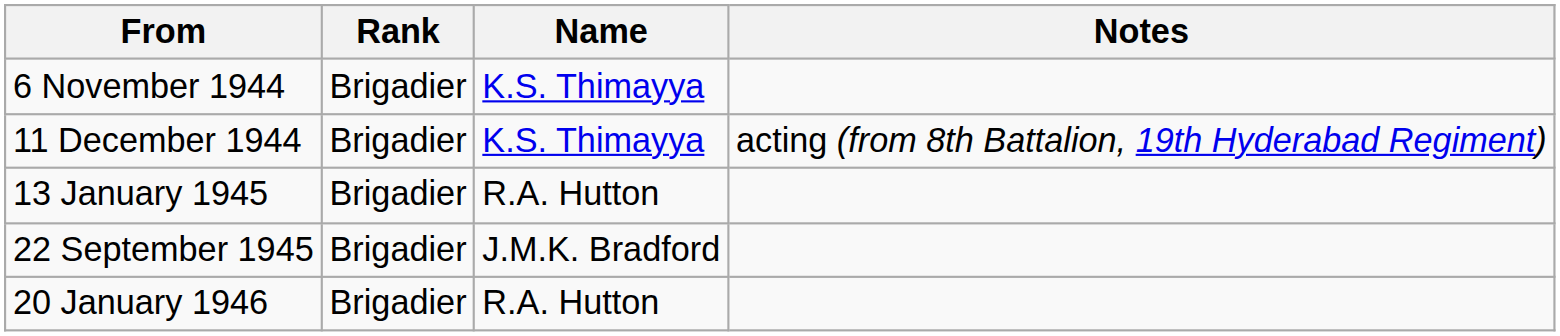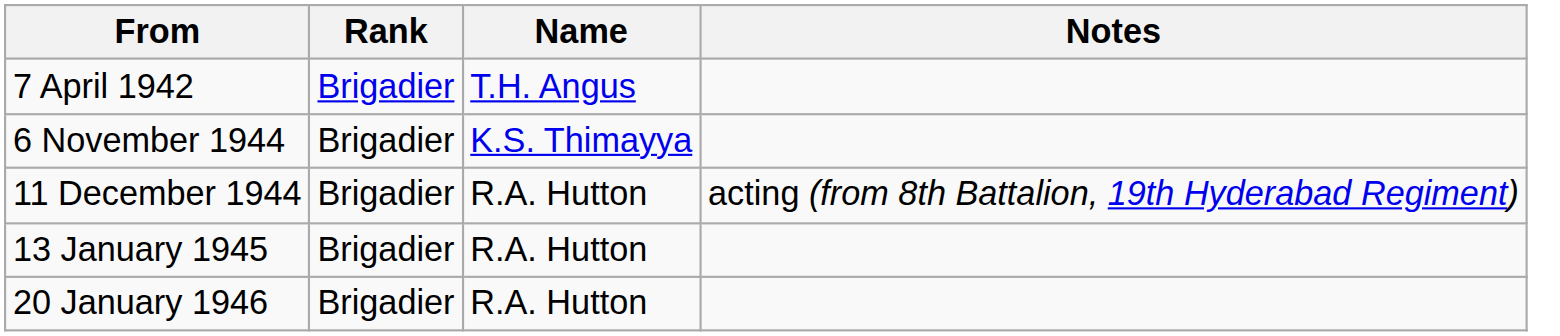+ row: (103, 85)
(593, 140) K.S. Thimayya -> (559, 194) R.A. Hutton
- row: (163, 248)
